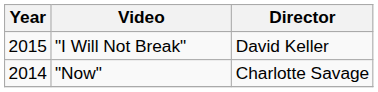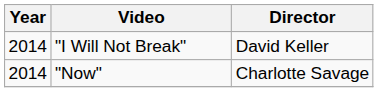(28, 45) 2015 -> (28, 45) 2014
